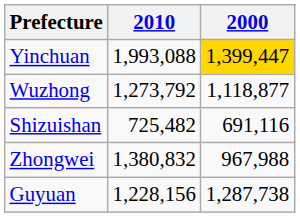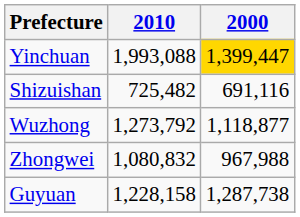rows swapped: (55, 125) <-> (50, 90)
(154, 159) 1,380,832 -> (154, 159) 1,080,832
(154, 194) 1,228,156 -> (154, 194) 1,228,158
